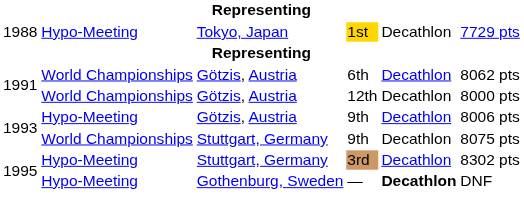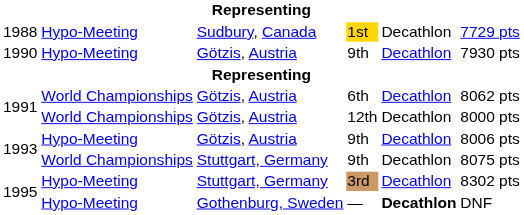(242, 31) Tokyo, Japan -> (257, 31) Sudbury, Canada
+ row: (20, 53)
